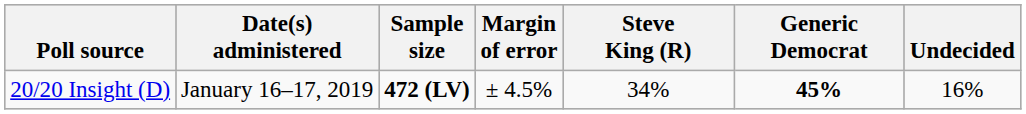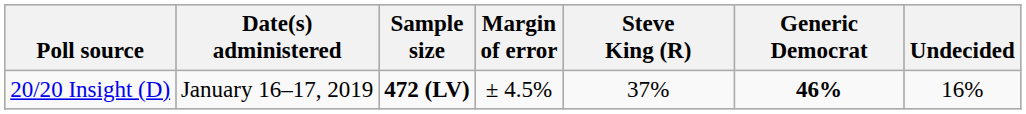(648, 89) 34% -> (648, 89) 37%
(819, 89) 45% -> (819, 89) 46%
